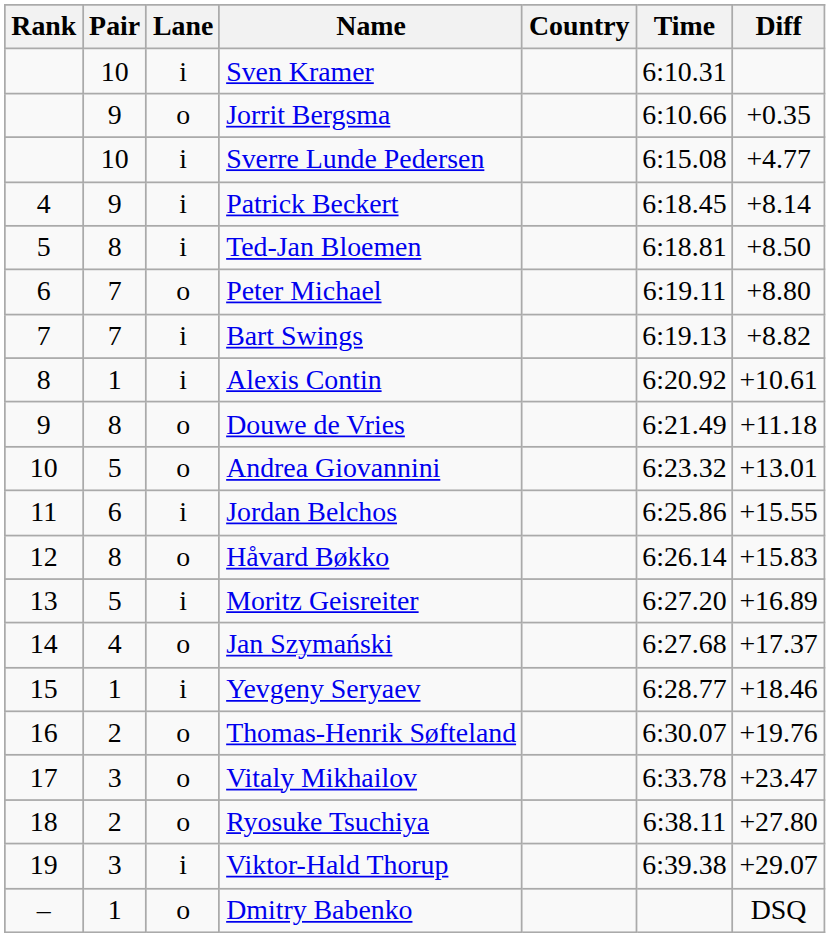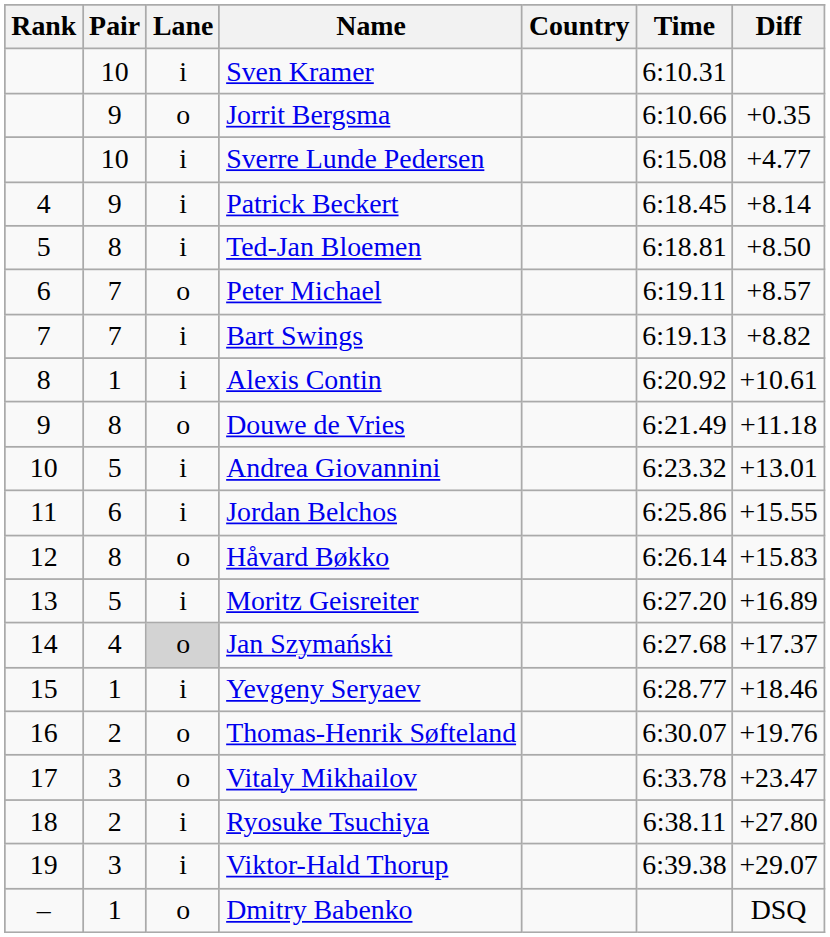(779, 291) +8.80 -> (779, 291) +8.57
(183, 468) o -> (183, 468) i
(183, 644) no background -> (183, 644) lightgrey background
(183, 821) o -> (183, 821) i
